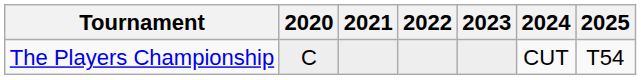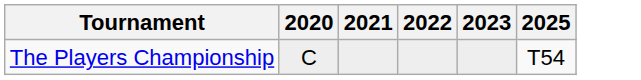- column: (546, 22)
